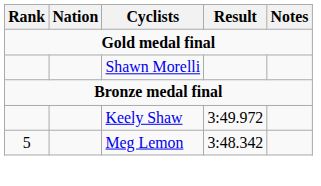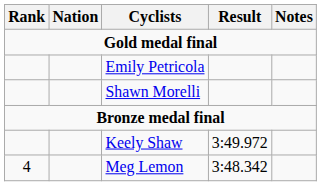+ row: (155, 67)
(27, 142) 5 -> (27, 167) 4
